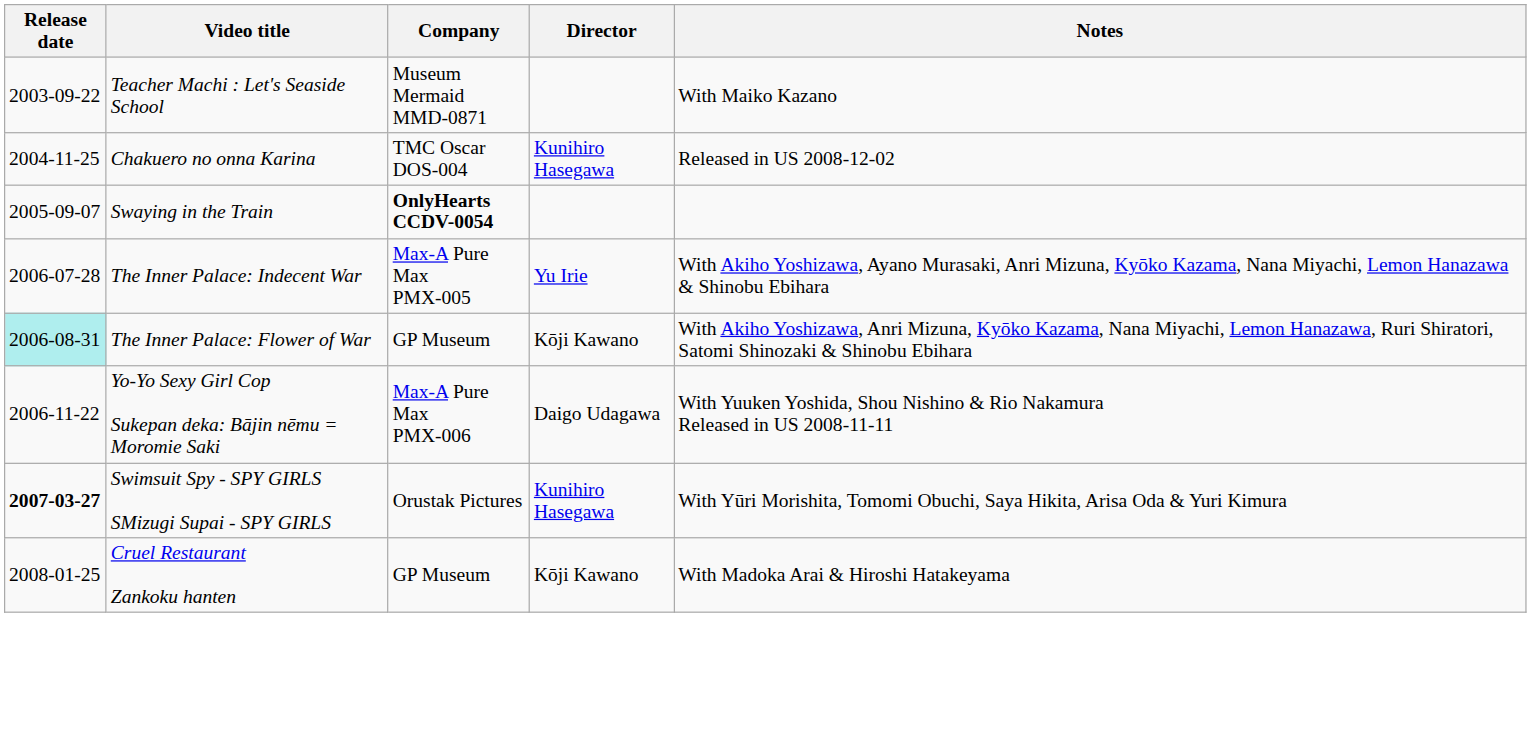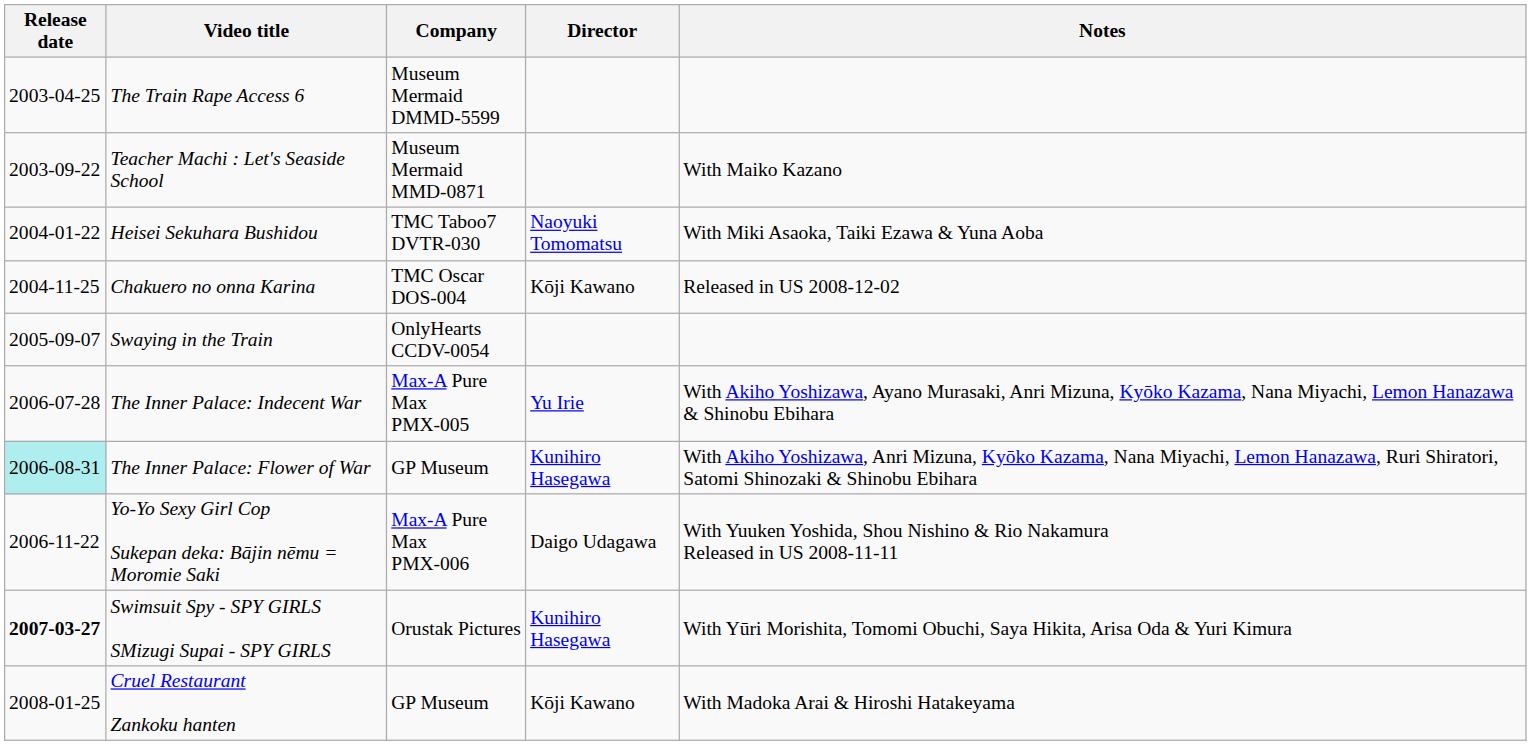+ row: (207, 94)
+ row: (214, 233)
(574, 158) Kunihiro Hasegawa -> (582, 286) Kōji Kawano
(443, 211) bold -> (440, 339) normal
(586, 339) Kōji Kawano -> (570, 467) Kunihiro Hasegawa
